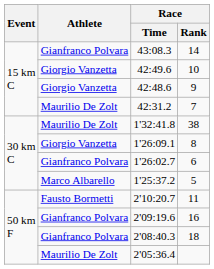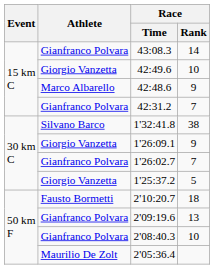(79, 88) Giorgio Vanzetta -> (78, 88) Marco Albarello
(79, 106) Maurilio De Zolt -> (84, 106) Gianfranco Polvara
(79, 125) Maurilio De Zolt -> (73, 125) Silvano Barco
(194, 143) 8 -> (194, 143) 9
(194, 162) 6 -> (194, 162) 7
(78, 180) Marco Albarello -> (79, 180) Giorgio Vanzetta
(194, 199) 11 -> (194, 199) 18
(194, 217) 16 -> (194, 217) 13
(194, 236) 18 -> (194, 236) 10
